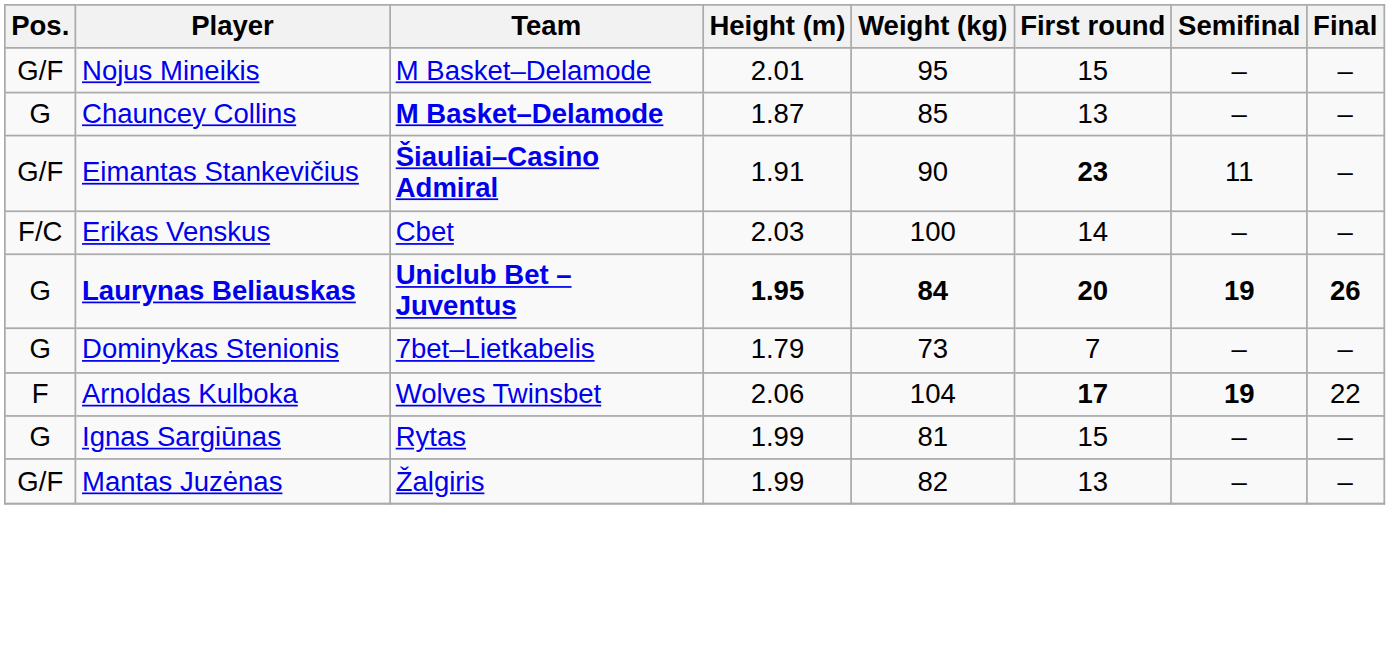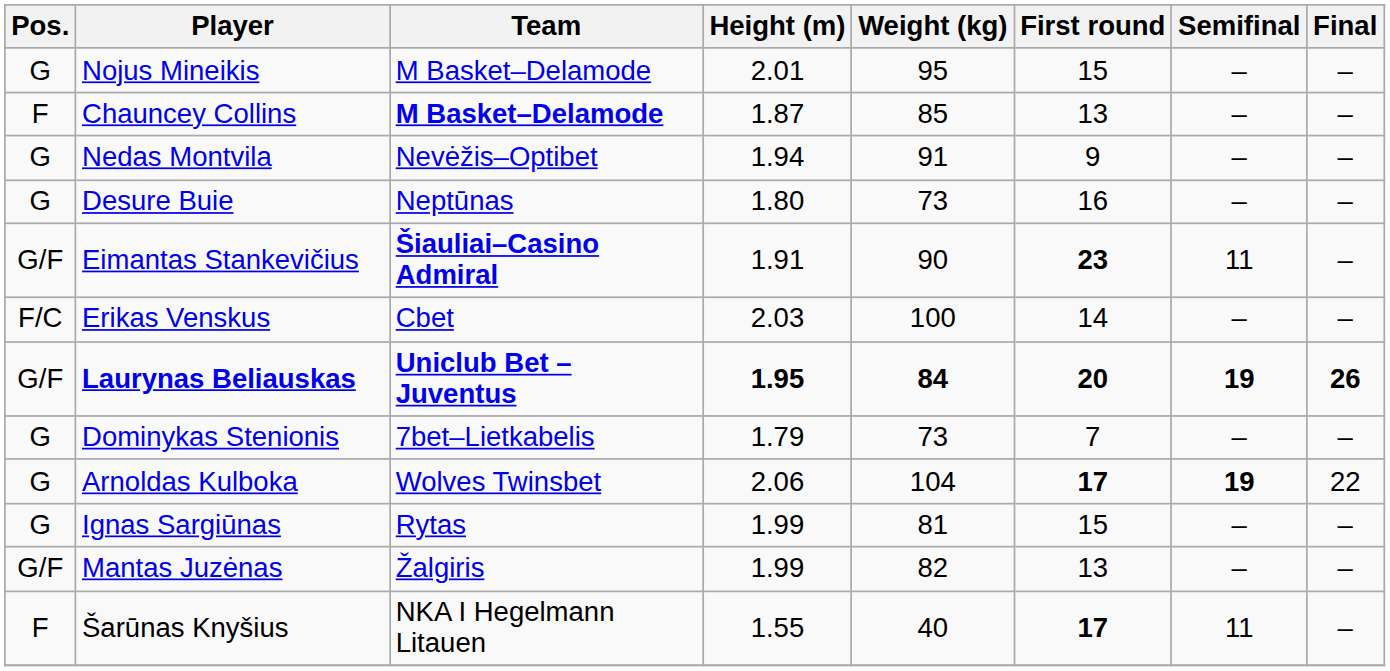(40, 69) G/F -> (40, 69) G
(40, 113) G -> (40, 113) F
+ row: (177, 157)
+ row: (158, 200)
(40, 290) G -> (40, 378) G/F
(40, 393) F -> (40, 481) G
+ row: (185, 627)
